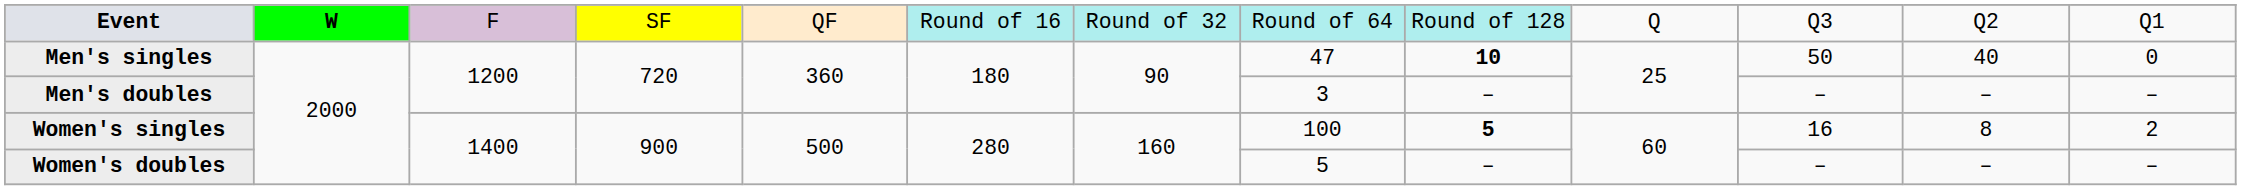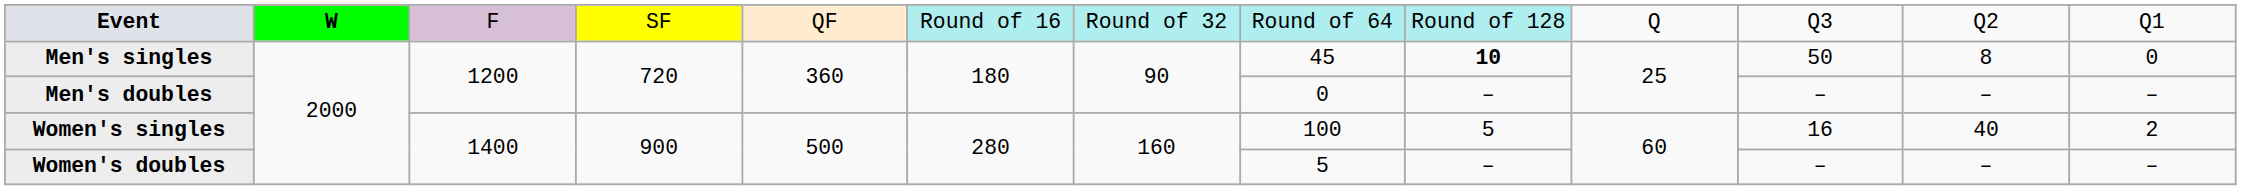(1322, 59) 47 -> (1322, 59) 45
(1986, 59) 40 -> (1986, 59) 8
(1322, 95) 3 -> (1322, 95) 0
(1488, 131) bold -> (1488, 131) normal
(1986, 131) 8 -> (1986, 131) 40
